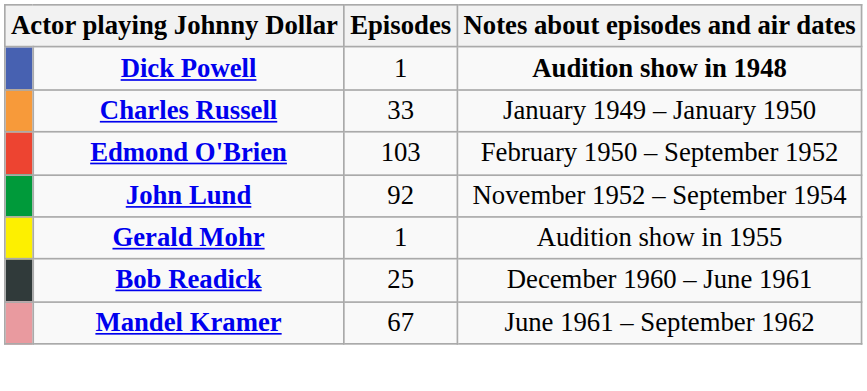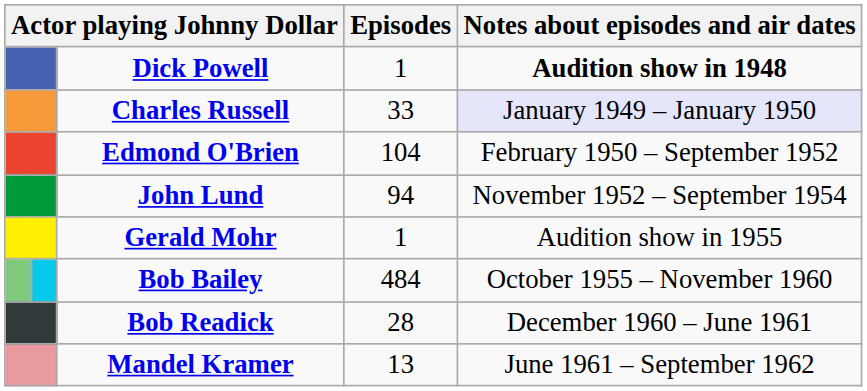(660, 110) no background -> (660, 110) lavender background
(401, 152) 103 -> (401, 152) 104
(401, 195) 92 -> (401, 195) 94
+ row: (200, 279)
(401, 279) 25 -> (401, 322) 28
(401, 322) 67 -> (401, 364) 13
